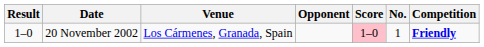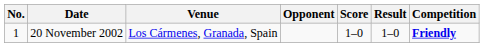columns swapped: (398, 14) <-> (23, 14)
(369, 33) pink background -> (354, 33) no background
